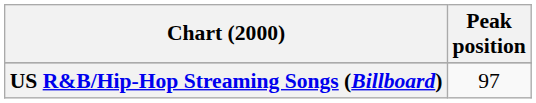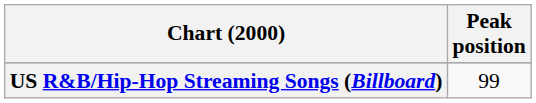(489, 80) 97 -> (489, 80) 99
